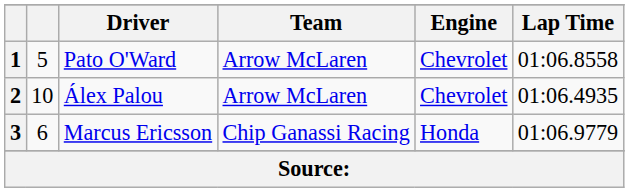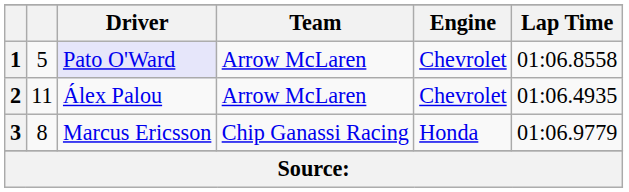(120, 59) no background -> (119, 59) lavender background
(42, 96) 10 -> (42, 96) 11
(42, 132) 6 -> (42, 132) 8
